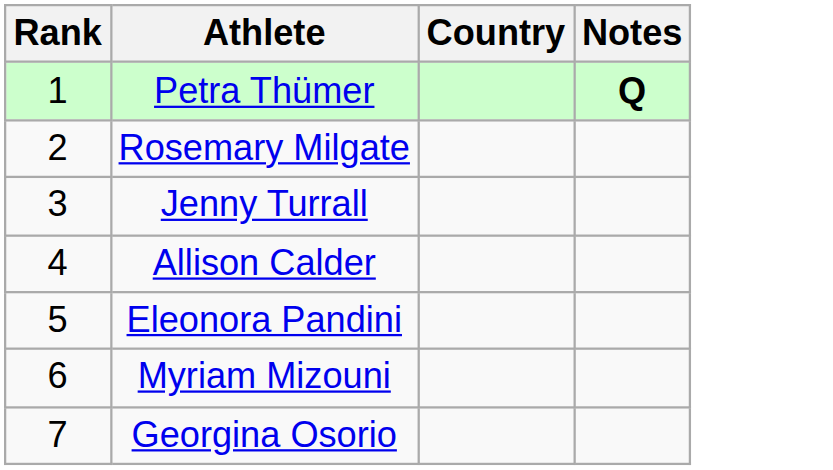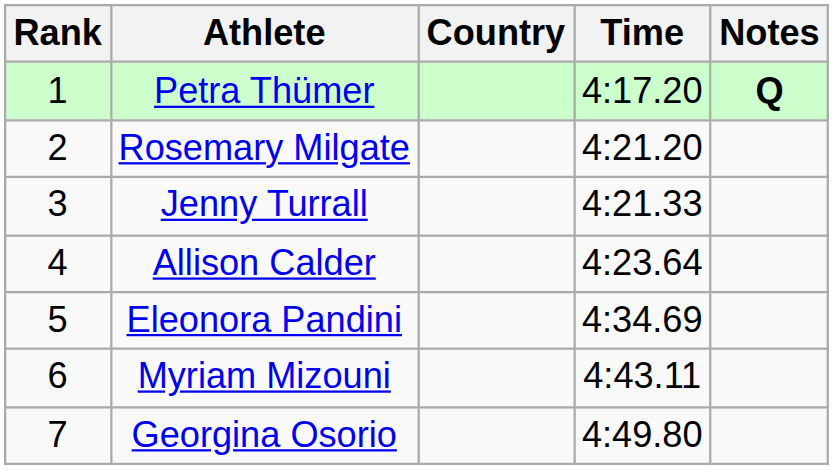+ column: (642, 33)
